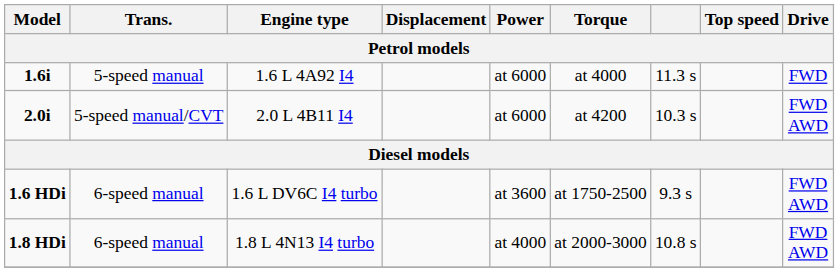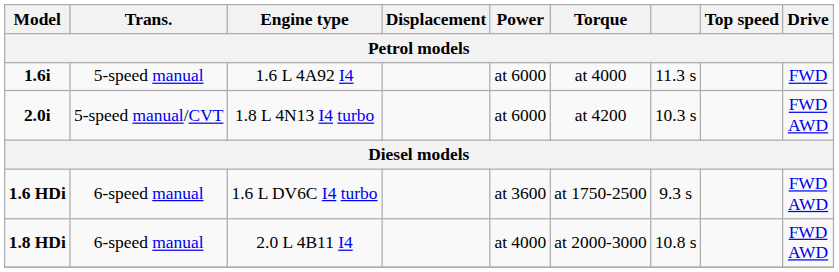(305, 115) 2.0 L 4B11 I4 -> (305, 115) 1.8 L 4N13 I4 turbo
(305, 243) 1.8 L 4N13 I4 turbo -> (305, 243) 2.0 L 4B11 I4
